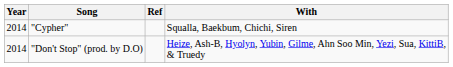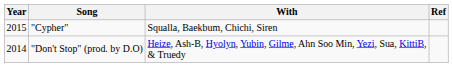columns swapped: (306, 12) <-> (155, 12)
(17, 28) 2014 -> (17, 28) 2015
